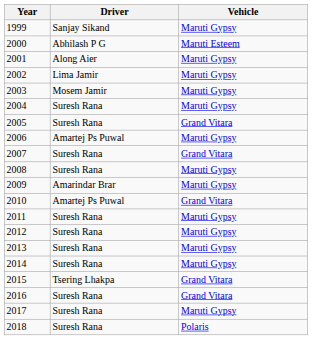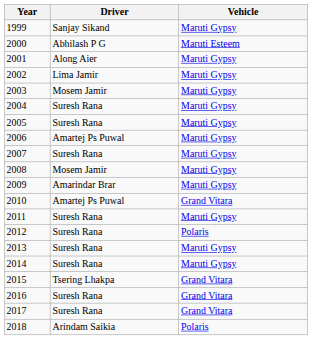(207, 122) Grand Vitara -> (209, 122) Maruti Gypsy
(207, 153) Grand Vitara -> (209, 153) Maruti Gypsy
(77, 169) Suresh Rana -> (80, 169) Mosem Jamir
(209, 232) Maruti Gypsy -> (195, 232) Polaris
(209, 311) Maruti Gypsy -> (207, 311) Grand Vitara
(77, 327) Suresh Rana -> (84, 327) Arindam Saikia
